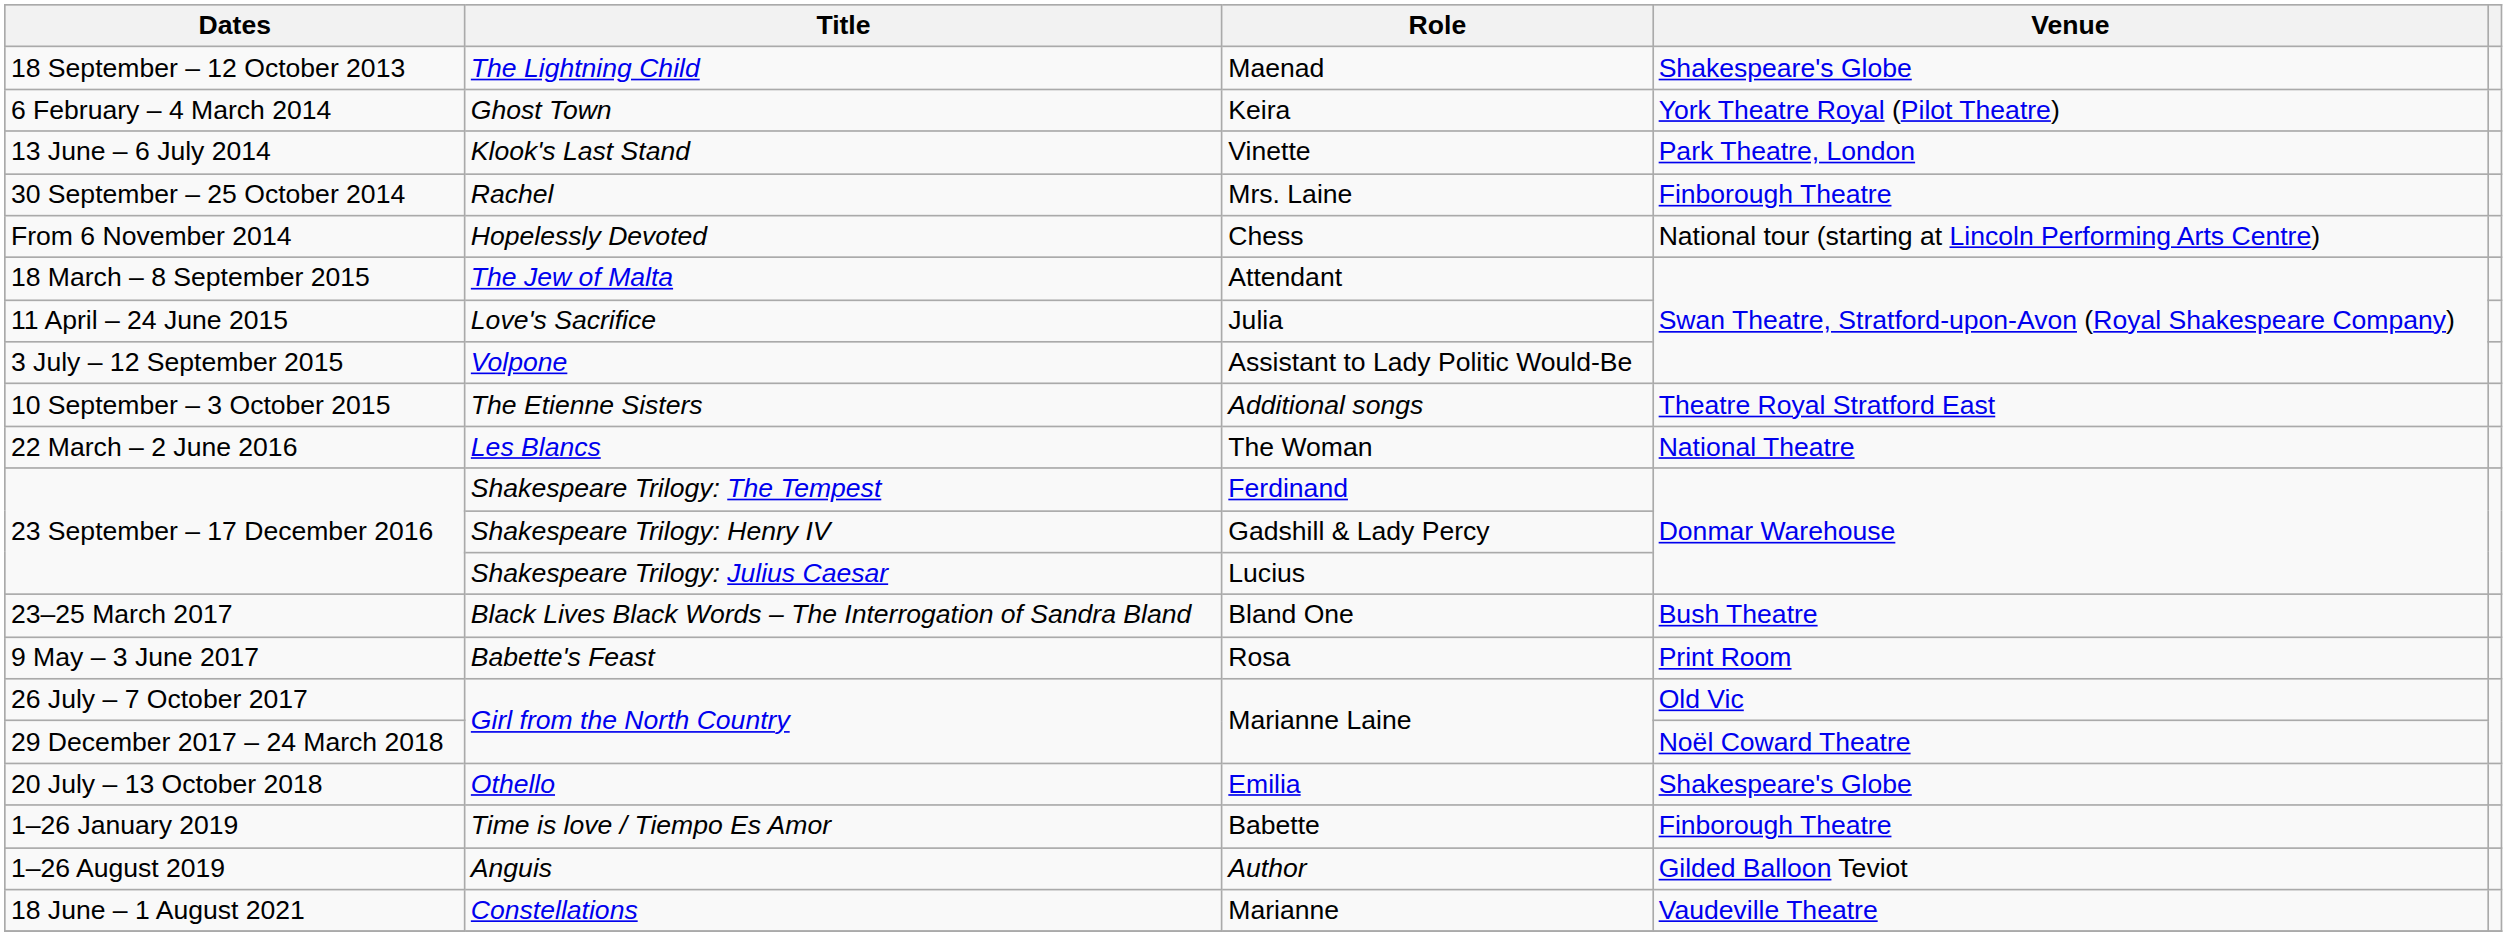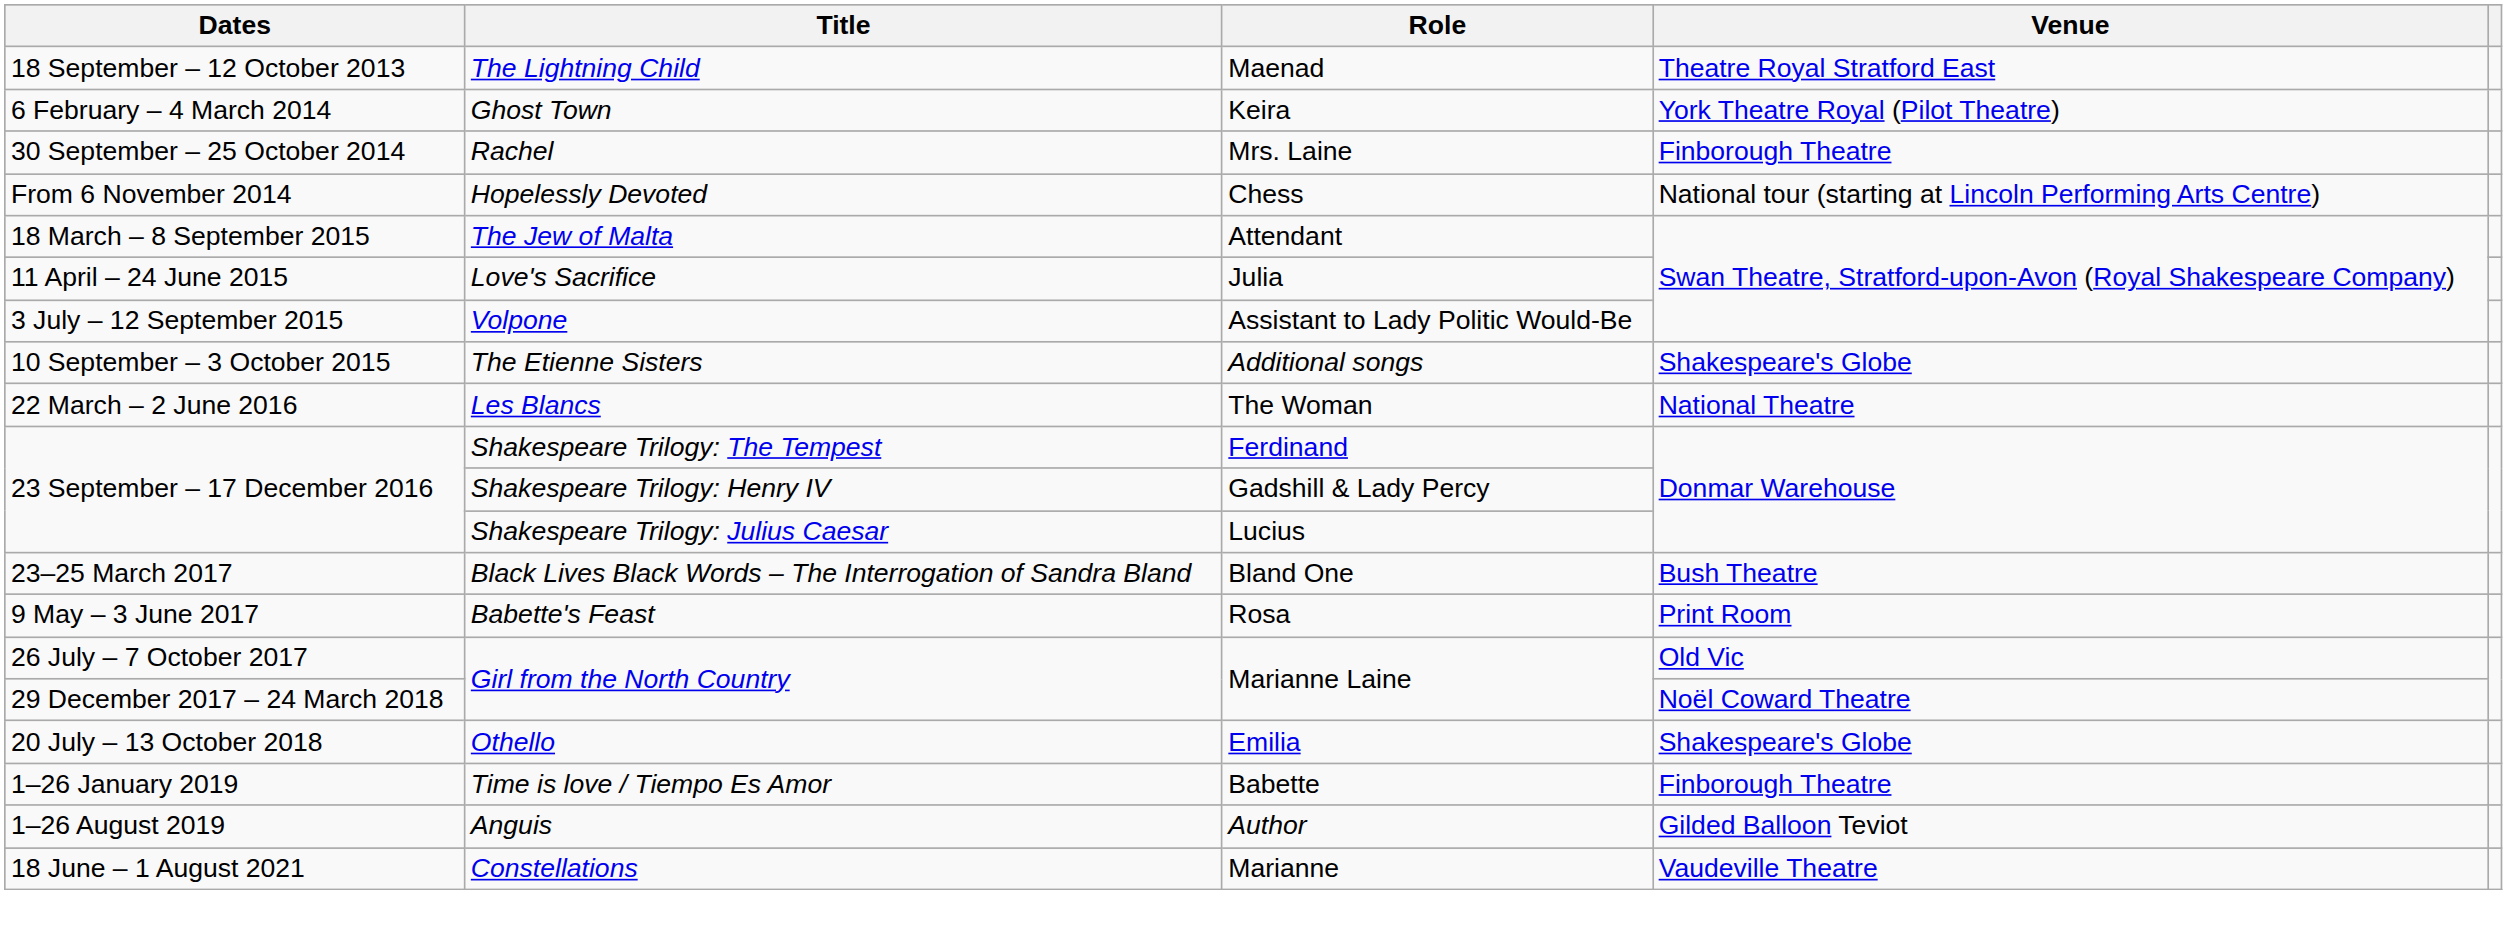(1785, 67) Shakespeare's Globe -> (1827, 67) Theatre Royal Stratford East
- row: (141, 151)
(1827, 404) Theatre Royal Stratford East -> (1785, 362) Shakespeare's Globe
